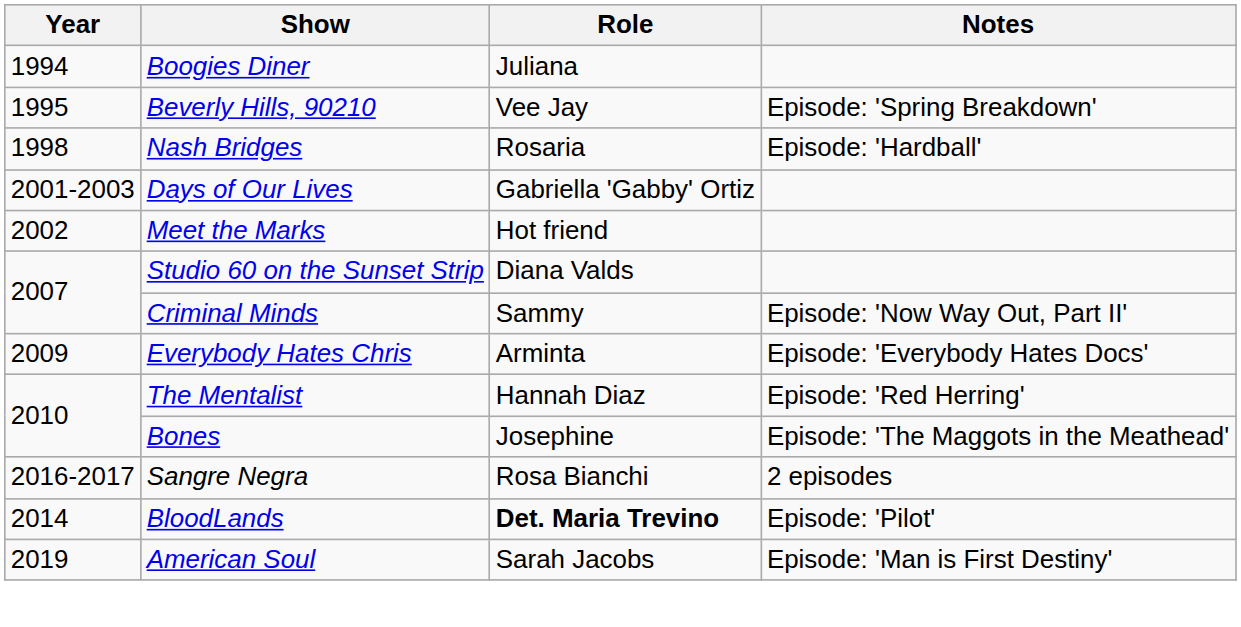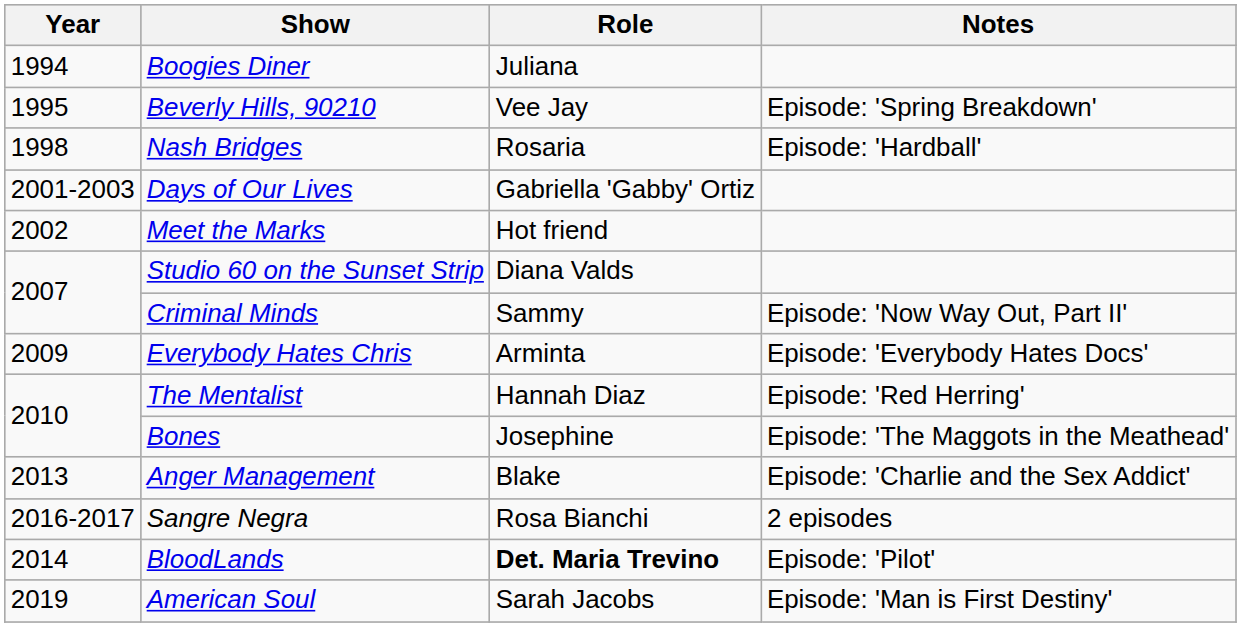+ row: (261, 477)
